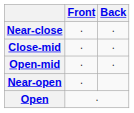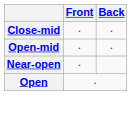- row: (35, 30)
